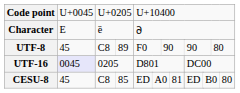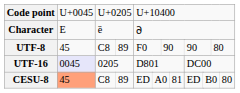(65, 80) no background -> (65, 80) lightsalmon background
(123, 80) 85 -> (123, 80) 89
